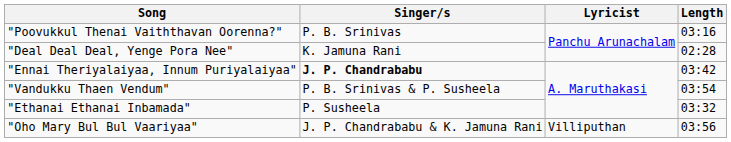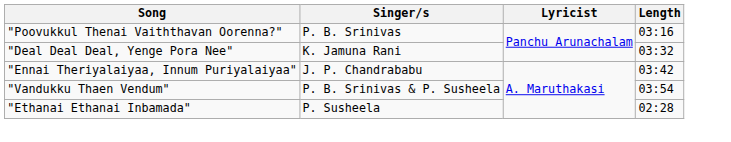(698, 52) 02:28 -> (656, 52) 03:32
(362, 71) bold -> (362, 71) normal
(698, 109) 03:32 -> (656, 109) 02:28
- row: (103, 128)
